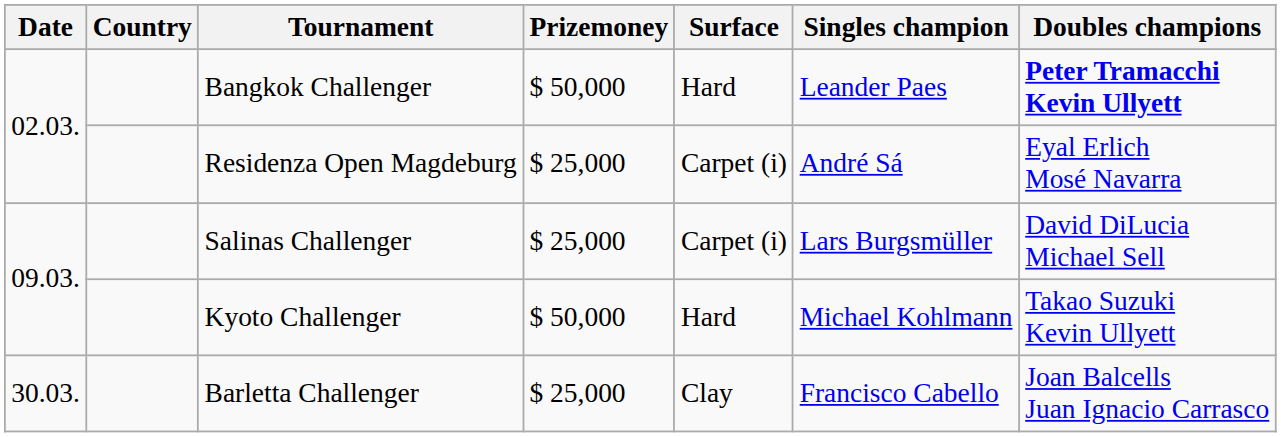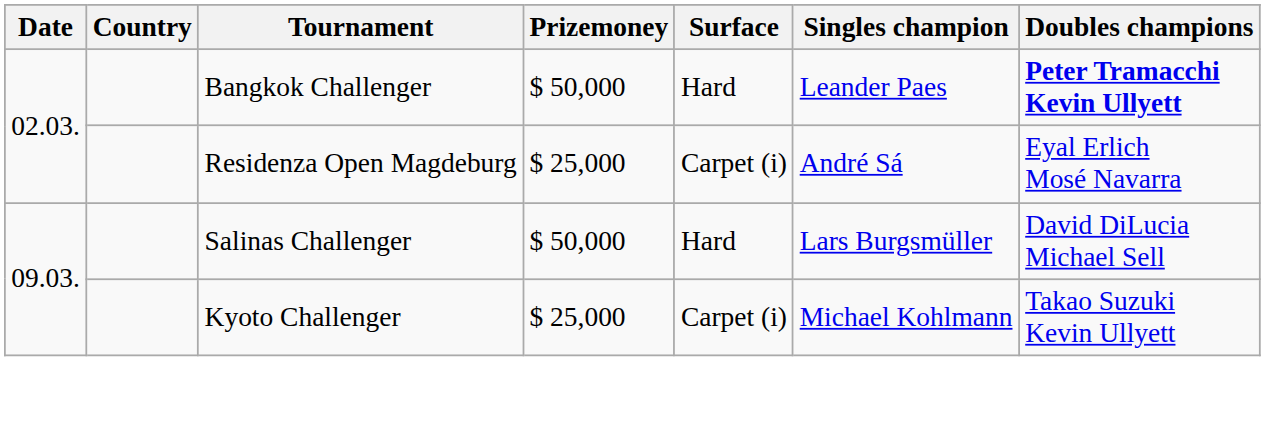(578, 239) $ 25,000 -> (578, 239) $ 50,000
(734, 239) Carpet (i) -> (708, 239) Hard
(578, 316) $ 50,000 -> (578, 316) $ 25,000
(708, 316) Hard -> (734, 316) Carpet (i)
- row: (312, 392)
